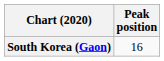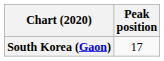(137, 46) 16 -> (137, 46) 17
